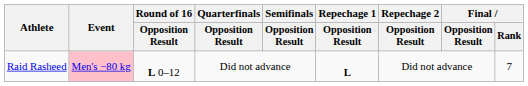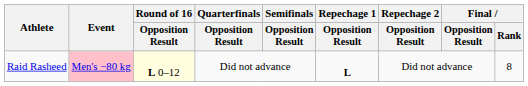(164, 73) no background -> (164, 73) lightyellow background
(509, 66) 7 -> (509, 66) 8
